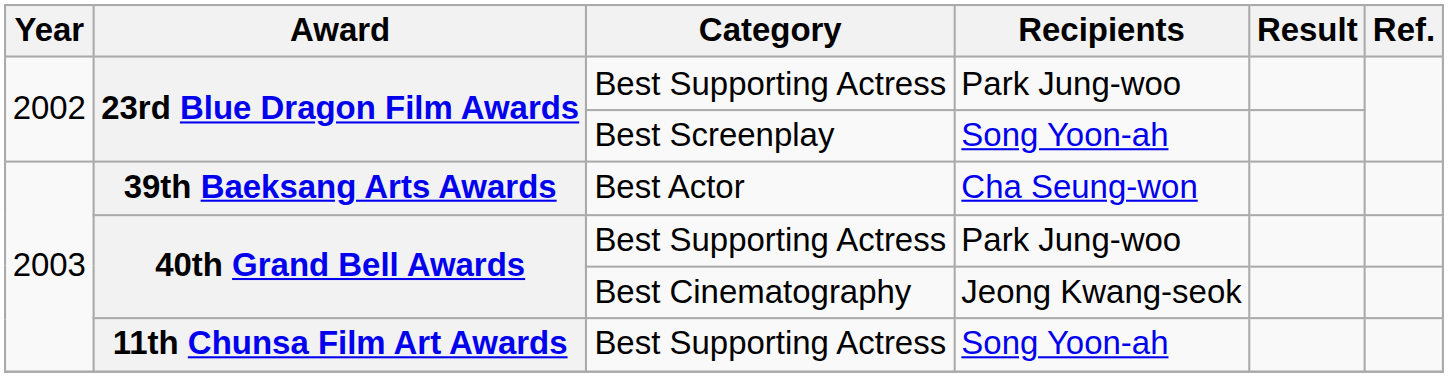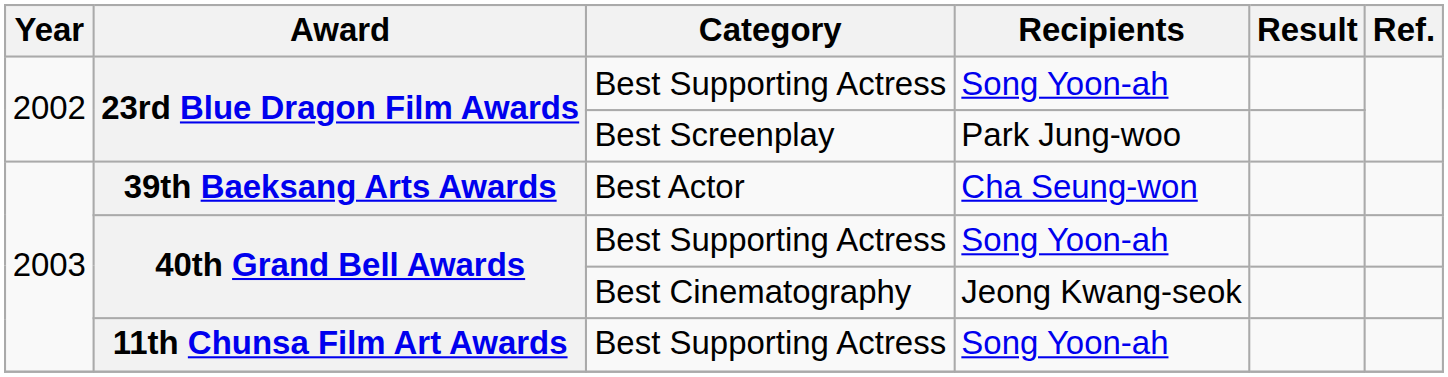(1071, 82) Park Jung-woo -> (1065, 82) Song Yoon-ah
(1065, 135) Song Yoon-ah -> (1071, 135) Park Jung-woo
(1071, 239) Park Jung-woo -> (1065, 239) Song Yoon-ah
